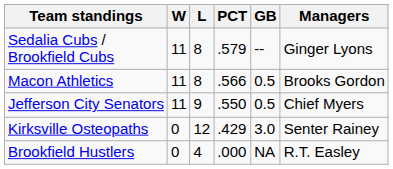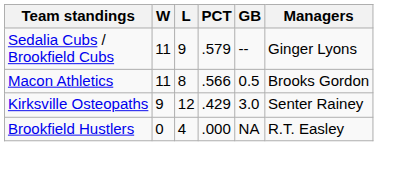(198, 48) 8 -> (182, 48) 9
- row: (86, 104)
(175, 128) 0 -> (159, 104) 9
